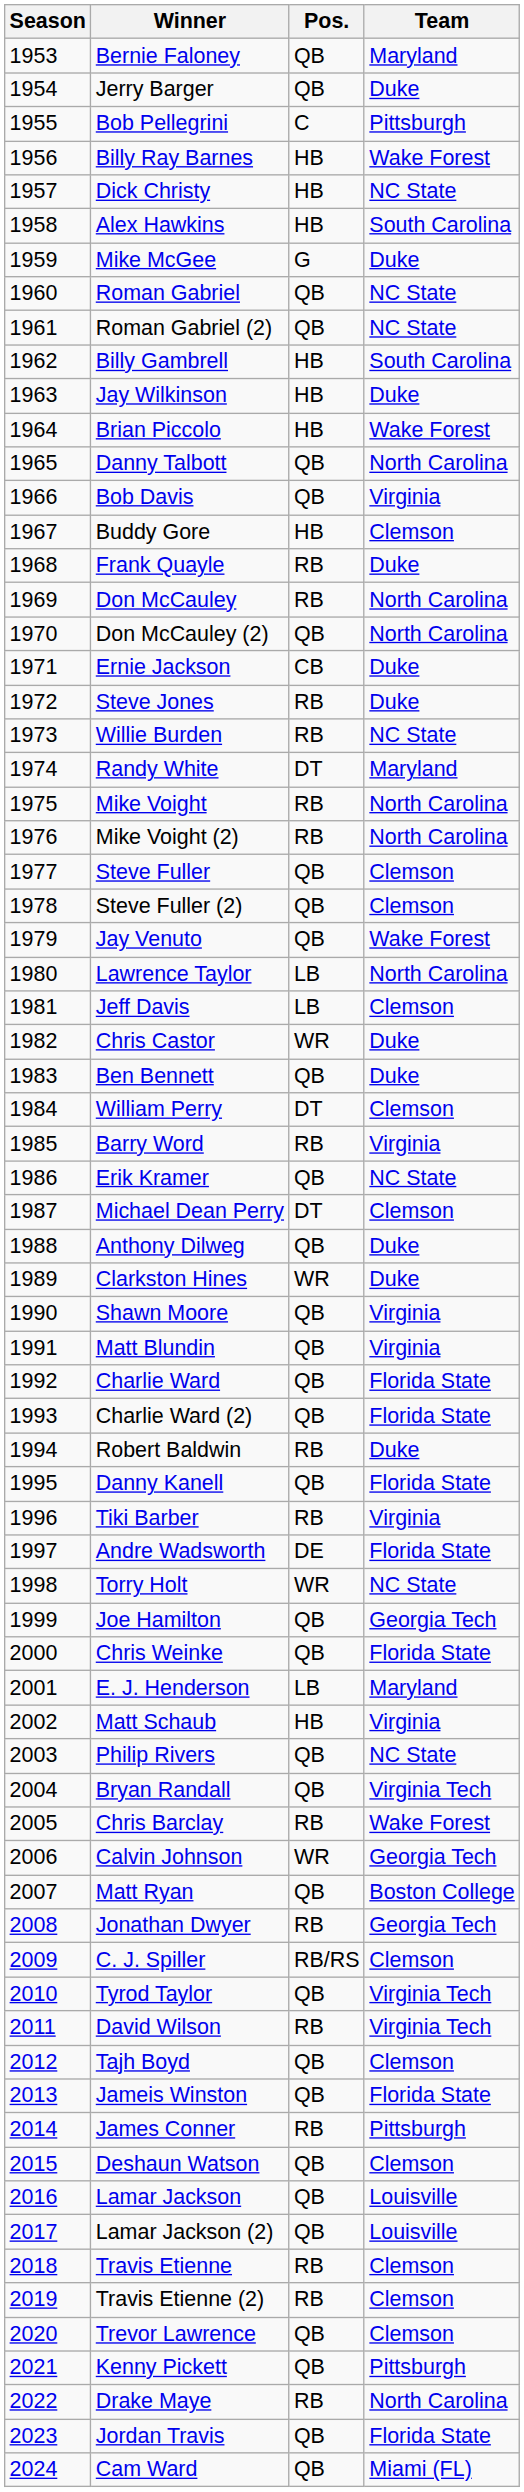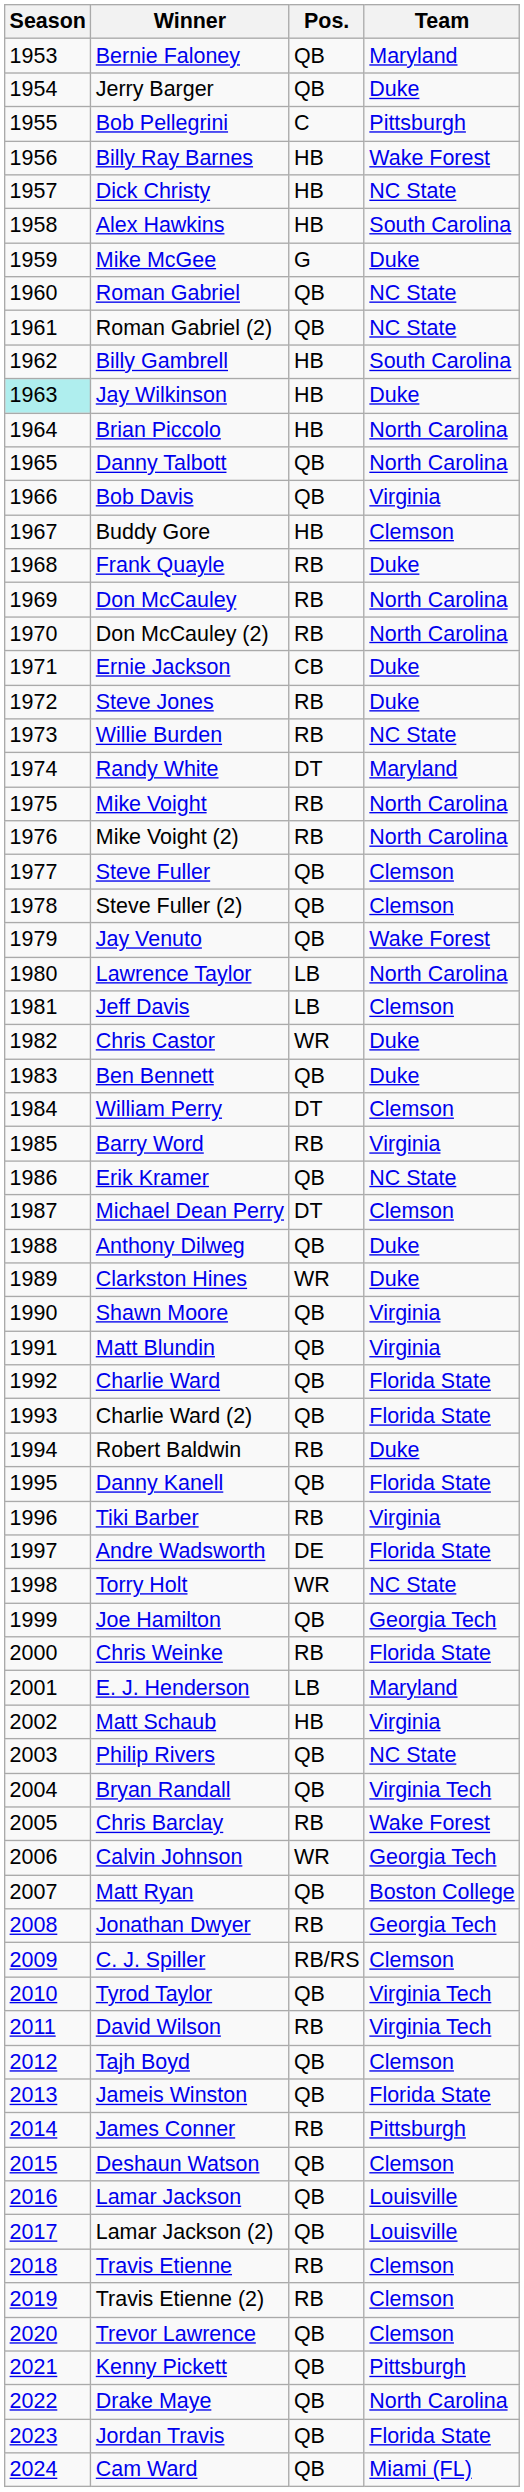(33, 395) no background -> (33, 395) paleturquoise background
(430, 429) Wake Forest -> (438, 429) North Carolina
(309, 633) QB -> (309, 633) RB
(309, 1653) QB -> (309, 1653) RB
(309, 2401) RB -> (309, 2401) QB
